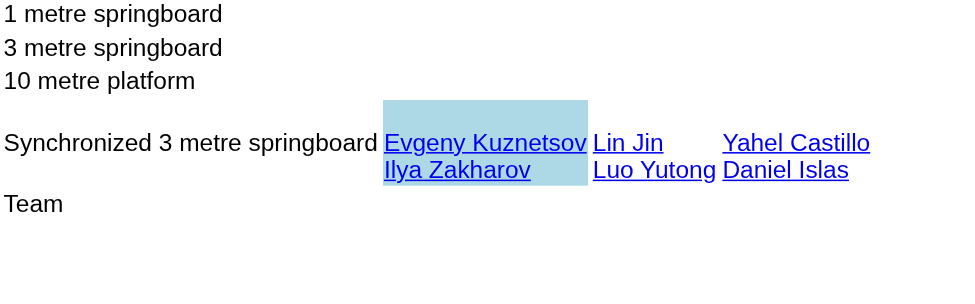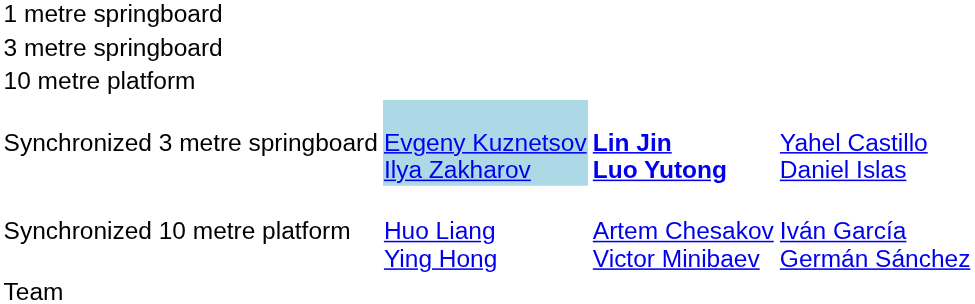(655, 156) normal -> (660, 156) bold
+ row: (177, 231)
